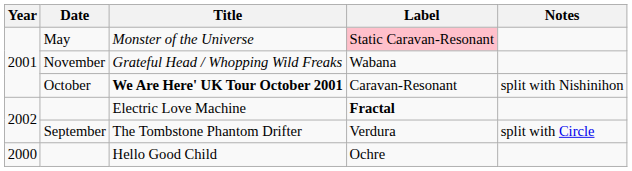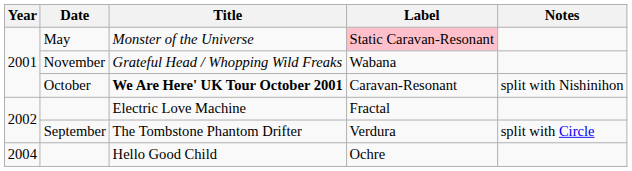(372, 108) bold -> (370, 108) normal
(22, 154) 2000 -> (22, 154) 2004
